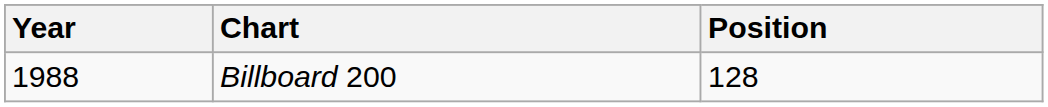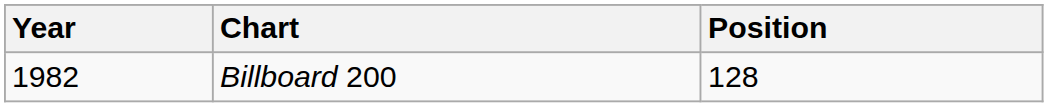(46, 76) 1988 -> (46, 76) 1982
